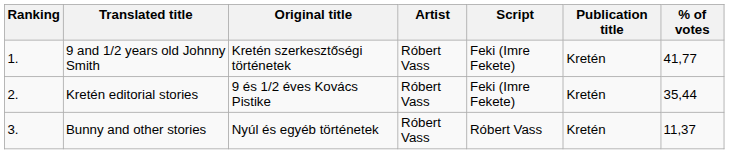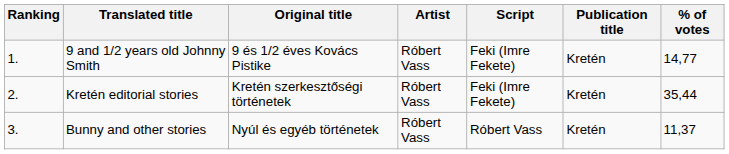(297, 58) Kretén szerkesztőségi történetek -> (295, 58) 9 és 1/2 éves Kovács Pistike
(680, 58) 41,77 -> (680, 58) 14,77
(295, 94) 9 és 1/2 éves Kovács Pistike -> (297, 94) Kretén szerkesztőségi történetek
